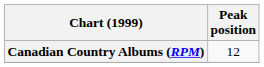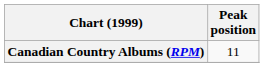(233, 51) 12 -> (233, 51) 11
